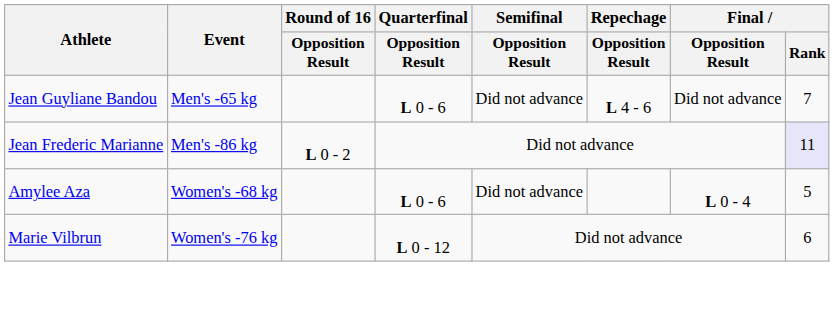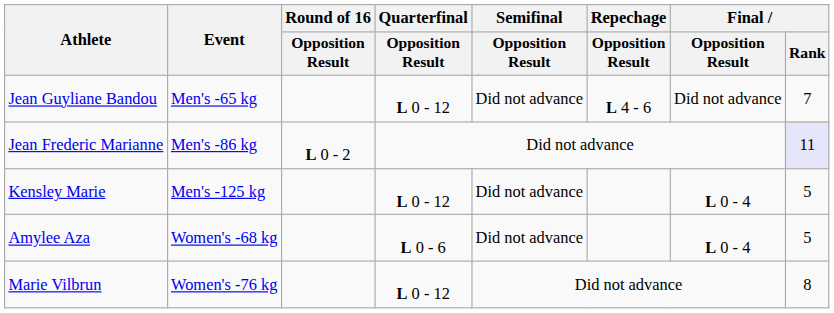(423, 108) L 0 - 6 -> (423, 108) L 0 - 12
+ row: (57, 191)
(807, 238) 6 -> (807, 284) 8
